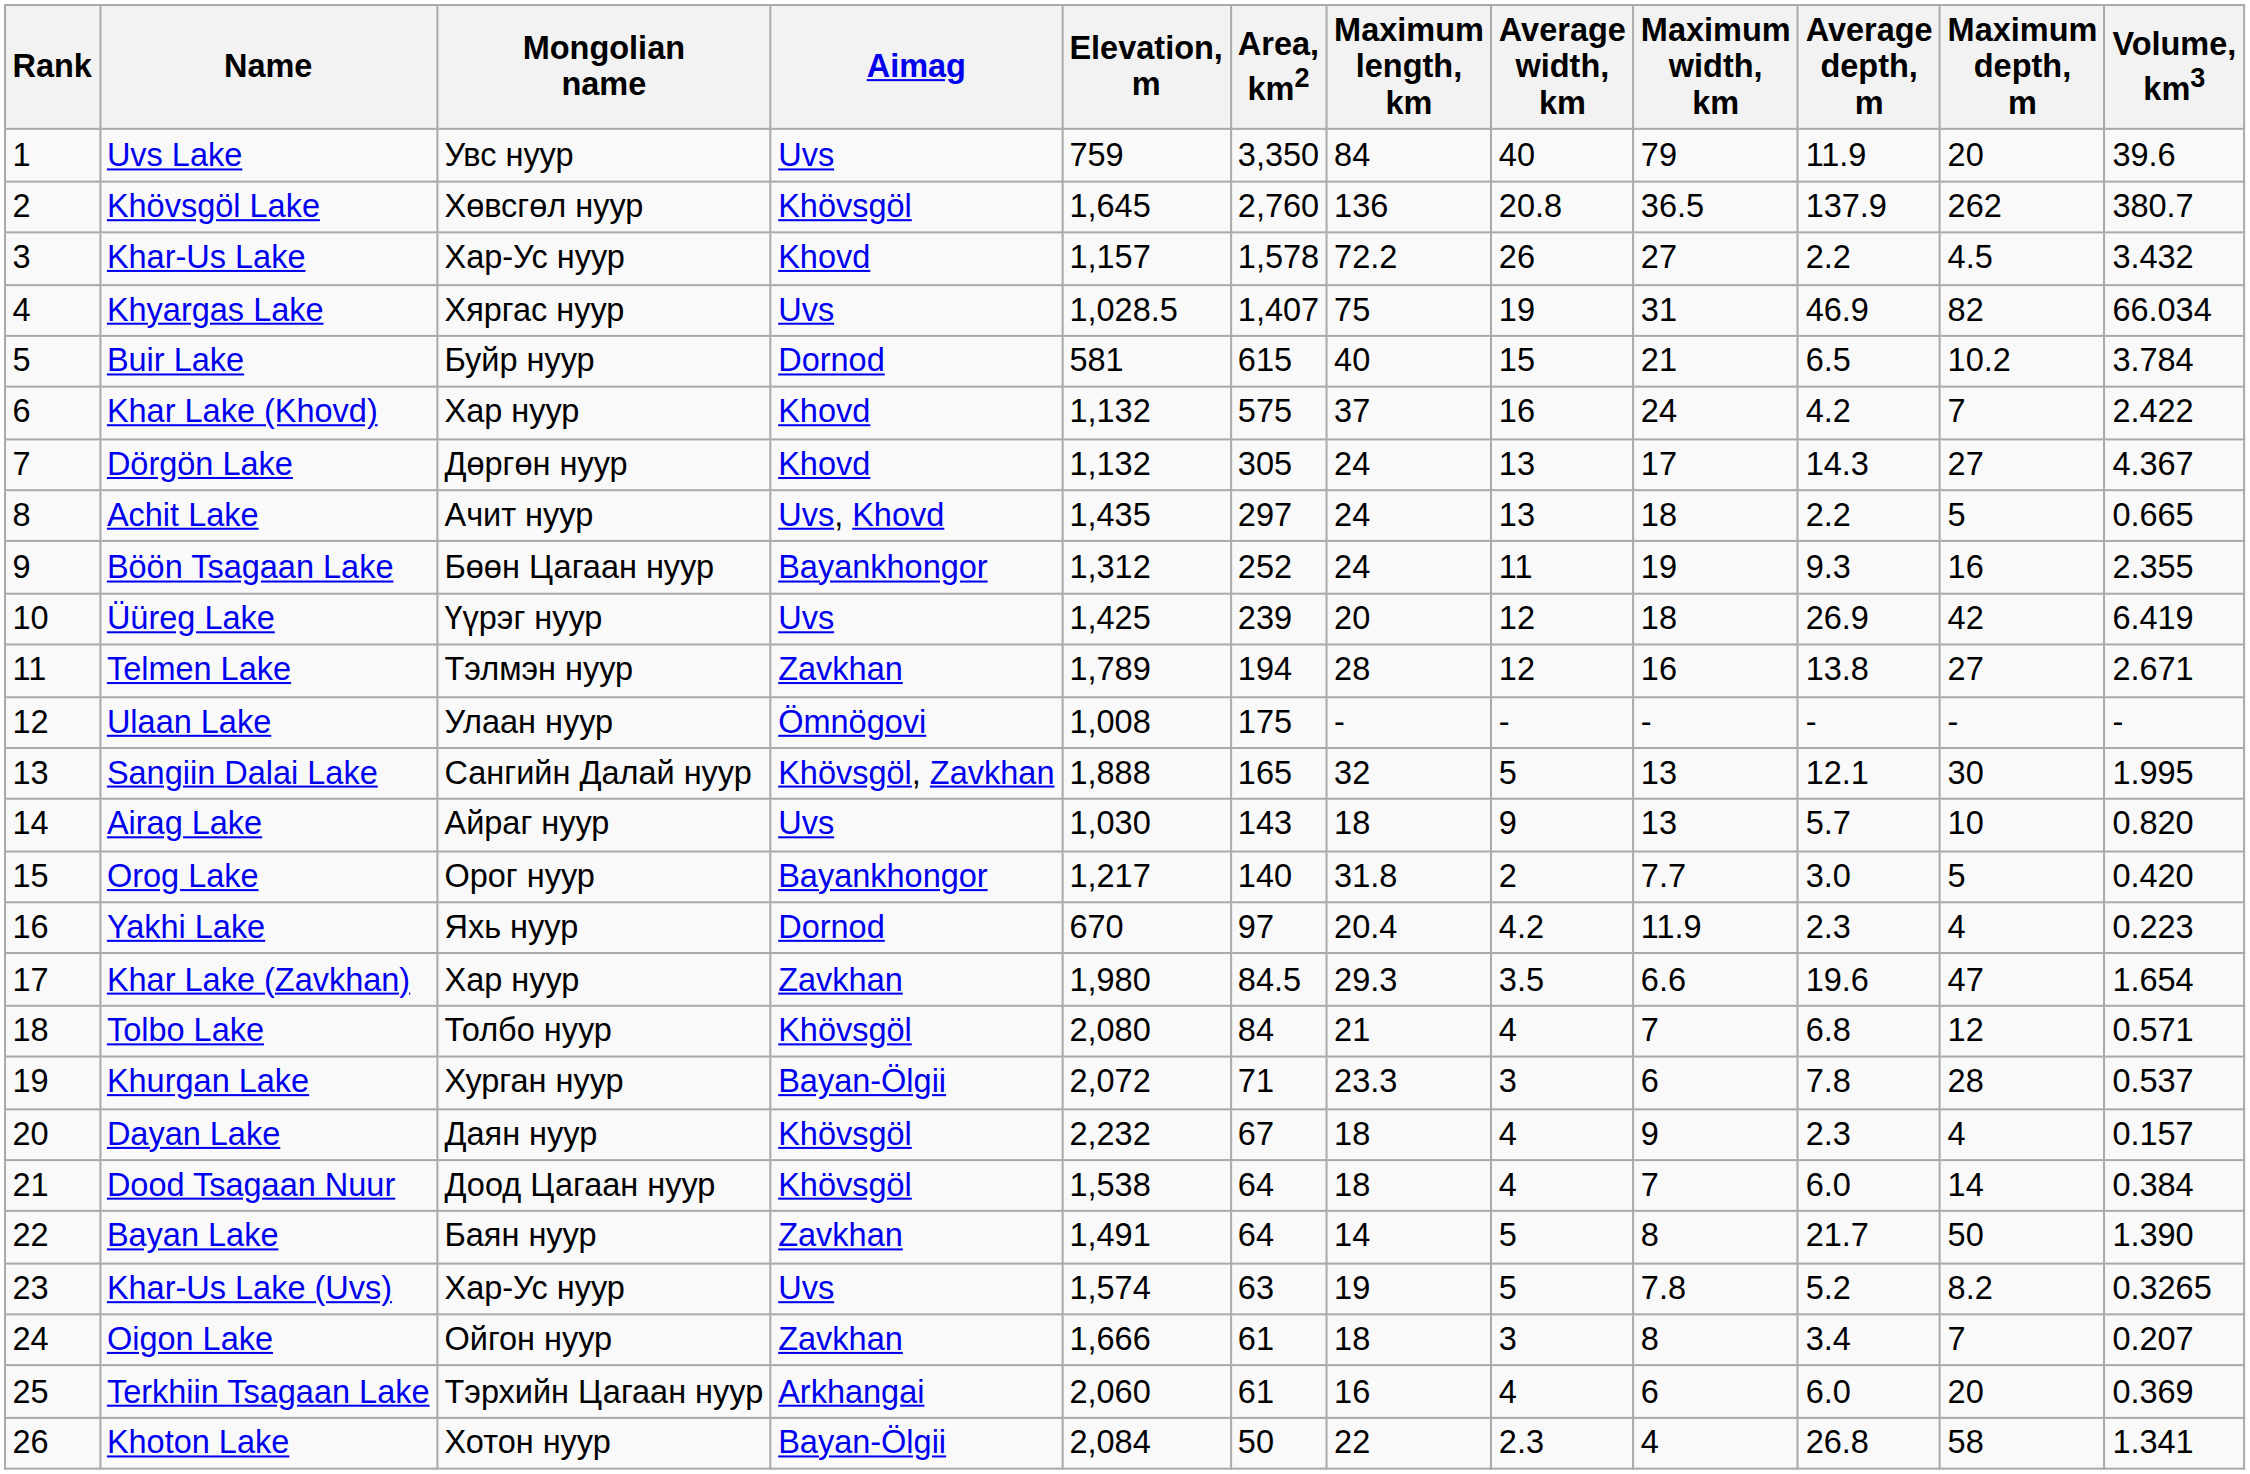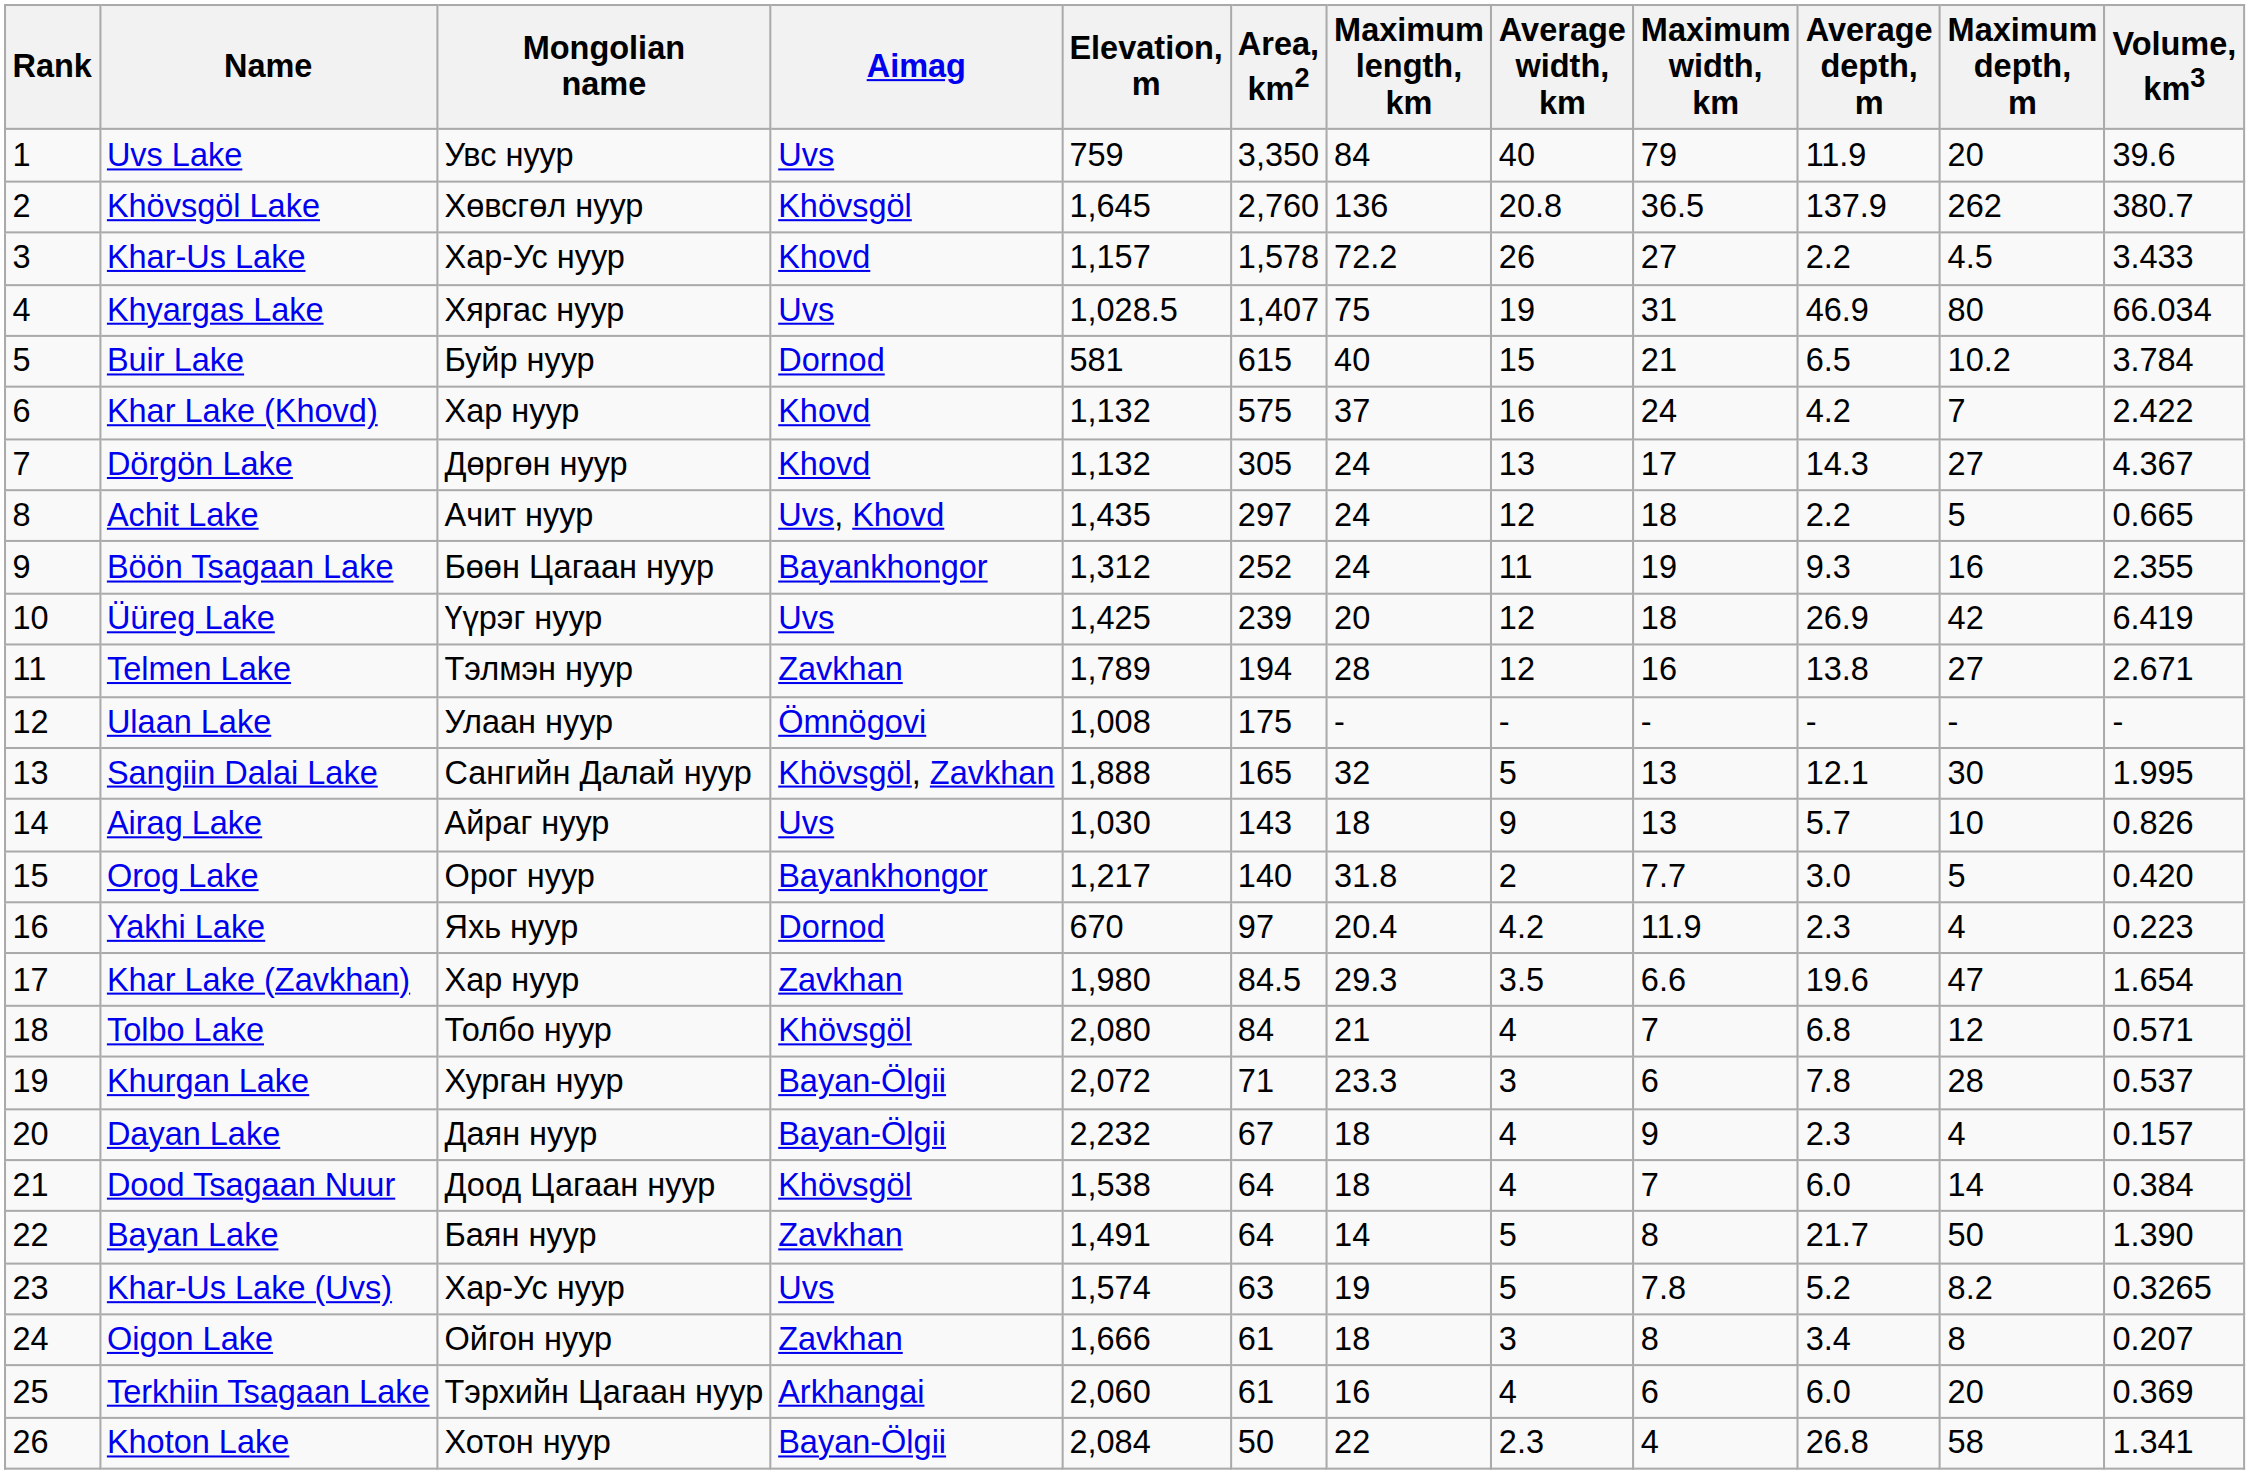(2153, 257) 3.432 -> (2153, 257) 3.433
(1966, 309) 82 -> (1966, 309) 80
(1517, 515) 13 -> (1517, 515) 12
(2153, 824) 0.820 -> (2153, 824) 0.826
(845, 1133) Khövsgöl -> (862, 1133) Bayan-Ölgii
(1957, 1339) 7 -> (1957, 1339) 8
